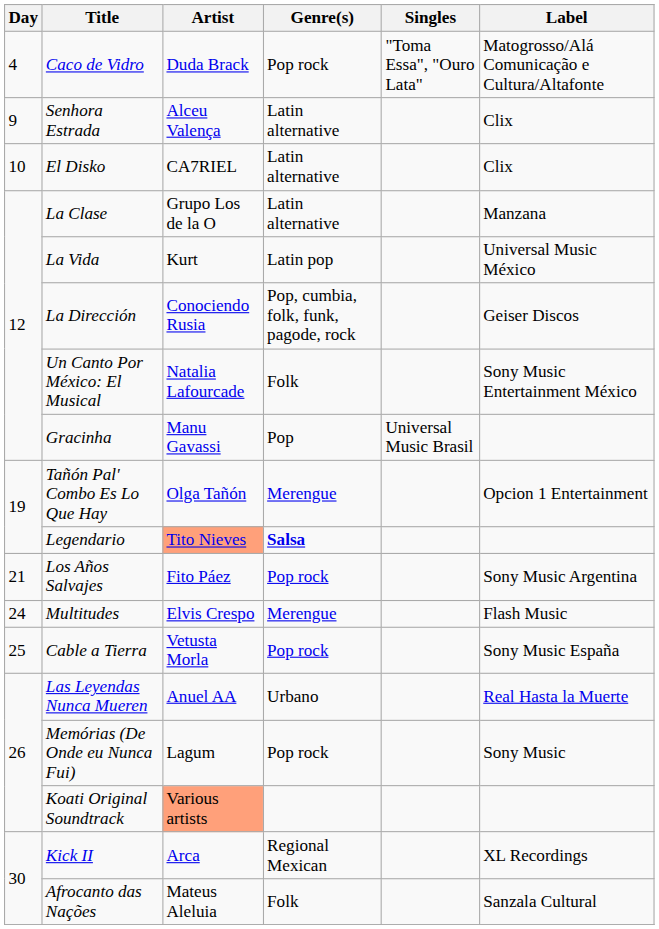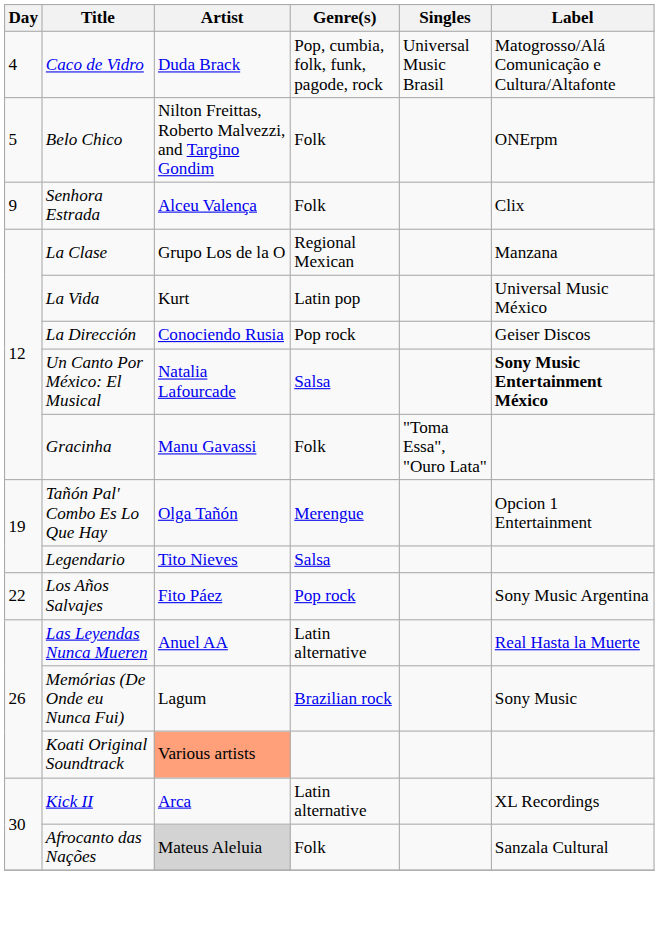(298, 64) Pop rock -> (339, 64) Pop, cumbia, folk, funk, pagode, rock
(430, 64) "Toma Essa", "Ouro Lata" -> (436, 64) Universal Music Brasil
+ row: (13, 139)
(303, 120) Latin alternative -> (310, 205) Folk
- row: (17, 166)
(303, 213) Latin alternative -> (325, 251) Regional Mexican
(312, 315) Pop, cumbia, folk, funk, pagode, rock -> (325, 335) Pop rock
(283, 381) Folk -> (312, 381) Salsa
(560, 381) normal -> (549, 381) bold
(280, 437) Pop -> (310, 447) Folk
(429, 437) Universal Music Brasil -> (445, 447) "Toma Essa", "Ouro Lata"
(206, 539) lightsalmon background -> (198, 559) no background
(286, 539) bold -> (312, 559) normal
- row: (17, 576)
+ row: (17, 596)
- row: (17, 613)
- row: (17, 650)
(293, 696) Urbano -> (330, 642) Latin alternative
(298, 752) Pop rock -> (343, 698) Brazilian rock
(298, 855) Regional Mexican -> (330, 800) Latin alternative
(192, 901) no background -> (210, 847) lightgrey background
